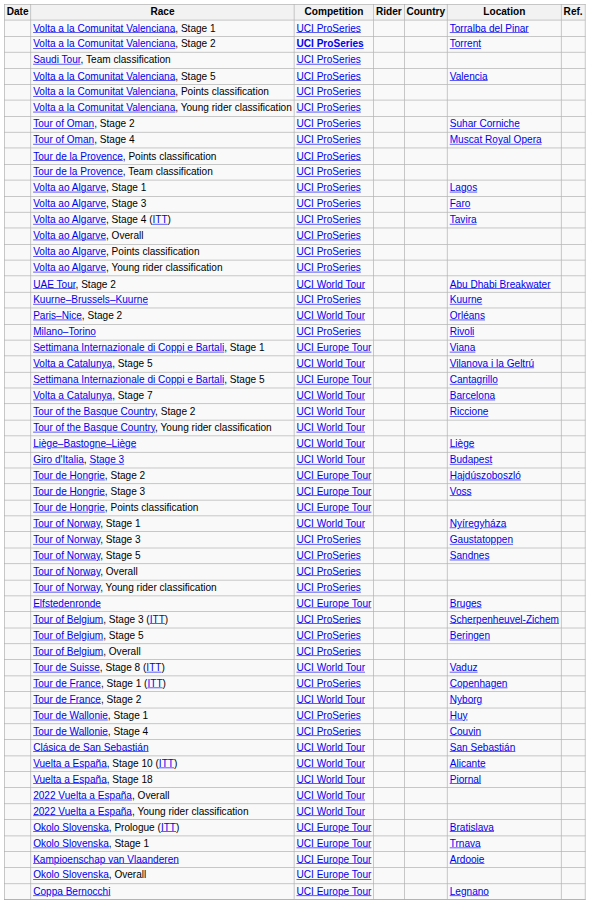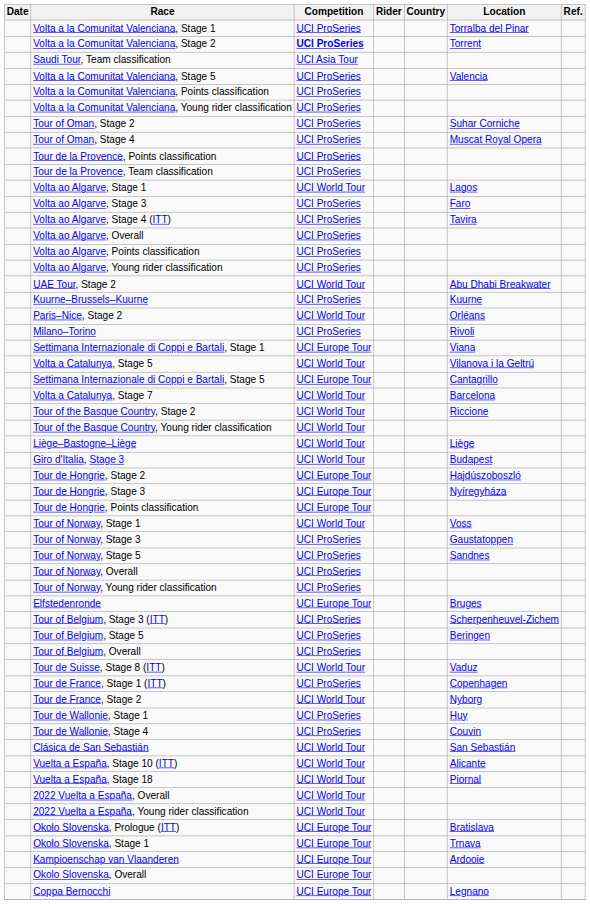(329, 60) UCI ProSeries -> (327, 60) UCI Asia Tour
(329, 188) UCI ProSeries -> (331, 188) UCI World Tour
(461, 492) Voss -> (478, 492) Nyíregyháza
(478, 524) Nyíregyháza -> (461, 524) Voss
